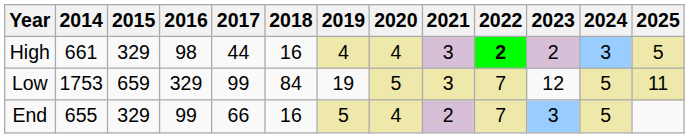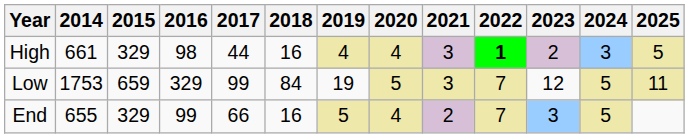(501, 52) 2 -> (501, 52) 1
